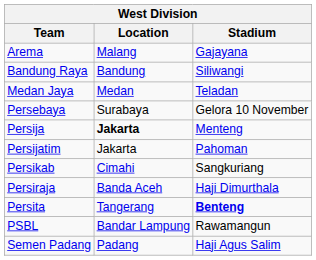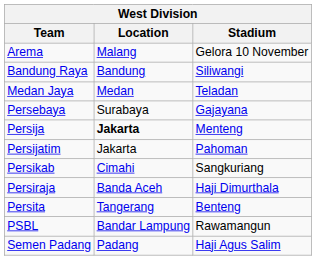(222, 52) Gajayana -> (252, 52) Gelora 10 November
(252, 110) Gelora 10 November -> (222, 110) Gajayana
(220, 206) bold -> (218, 206) normal
